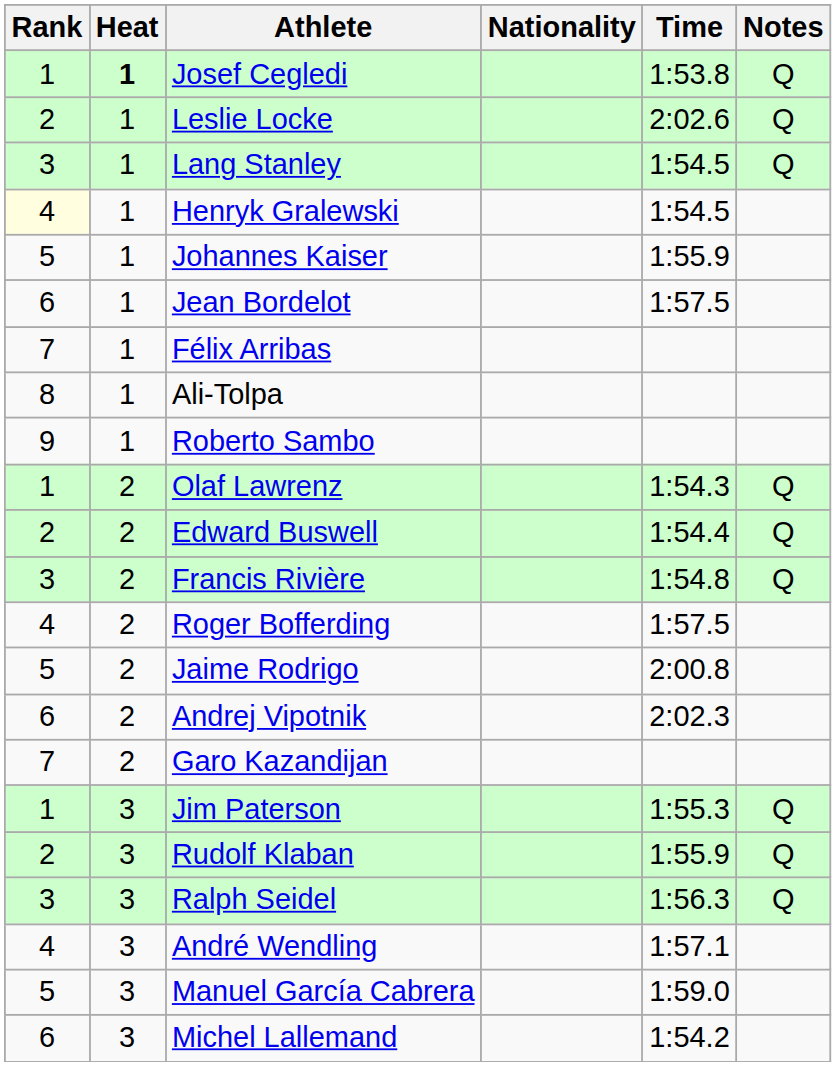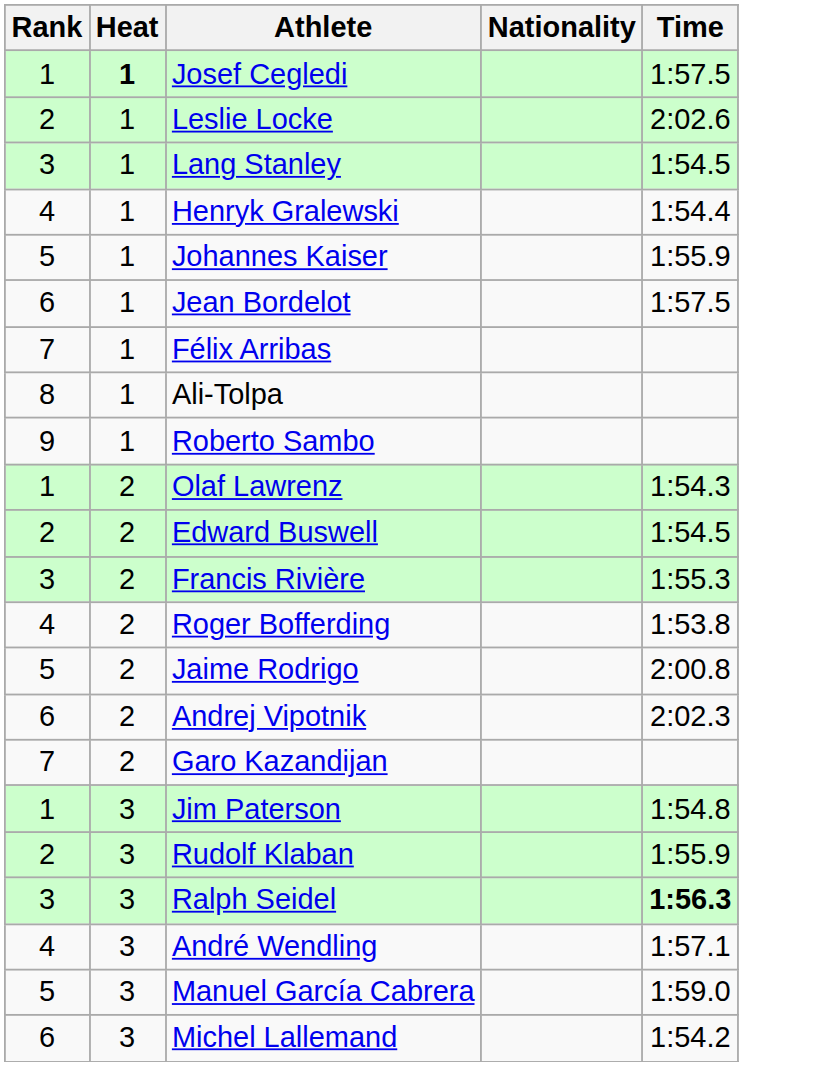- column: (783, 27)
(689, 73) 1:53.8 -> (690, 73) 1:57.5
(47, 211) lightyellow background -> (47, 211) no background
(689, 211) 1:54.5 -> (690, 211) 1:54.4
(689, 532) 1:54.4 -> (690, 532) 1:54.5
(689, 578) 1:54.8 -> (690, 578) 1:55.3
(689, 624) 1:57.5 -> (690, 624) 1:53.8
(689, 808) 1:55.3 -> (690, 808) 1:54.8
(689, 900) normal -> (690, 900) bold
